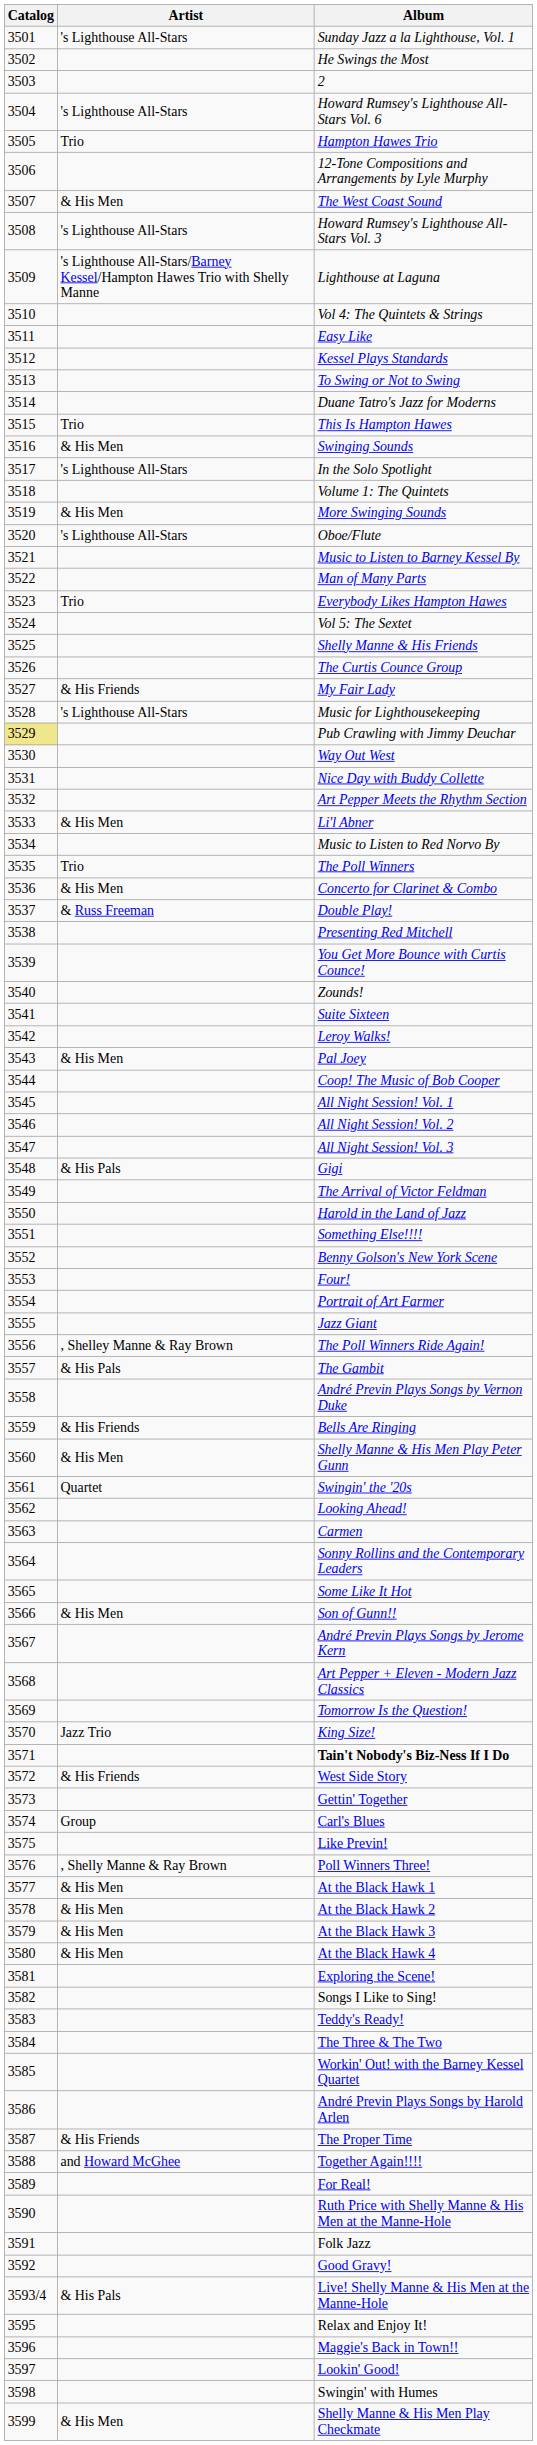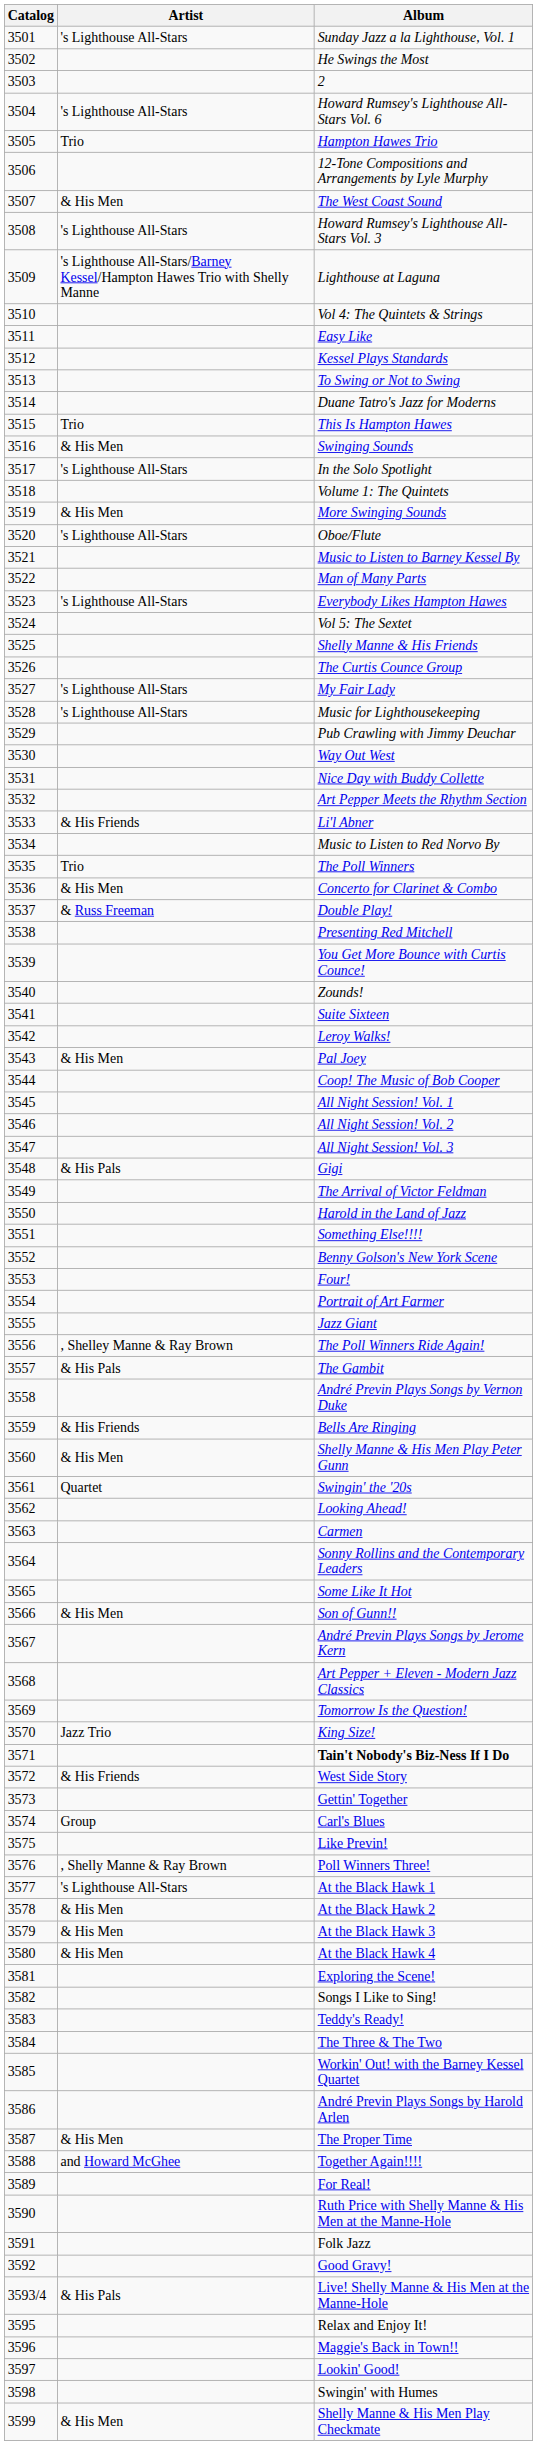(72, 601) Trio -> (124, 601) 's Lighthouse All-Stars
(100, 689) & His Friends -> (124, 689) 's Lighthouse All-Stars
(22, 734) khaki background -> (22, 734) no background
(92, 822) & His Men -> (100, 822) & His Friends
(92, 1887) & His Men -> (124, 1887) 's Lighthouse All-Stars
(100, 2139) & His Friends -> (92, 2139) & His Men
